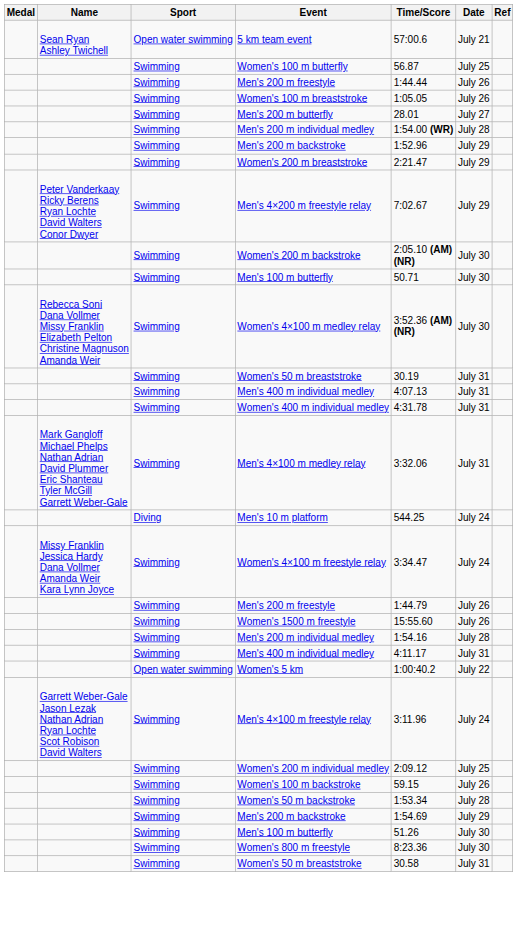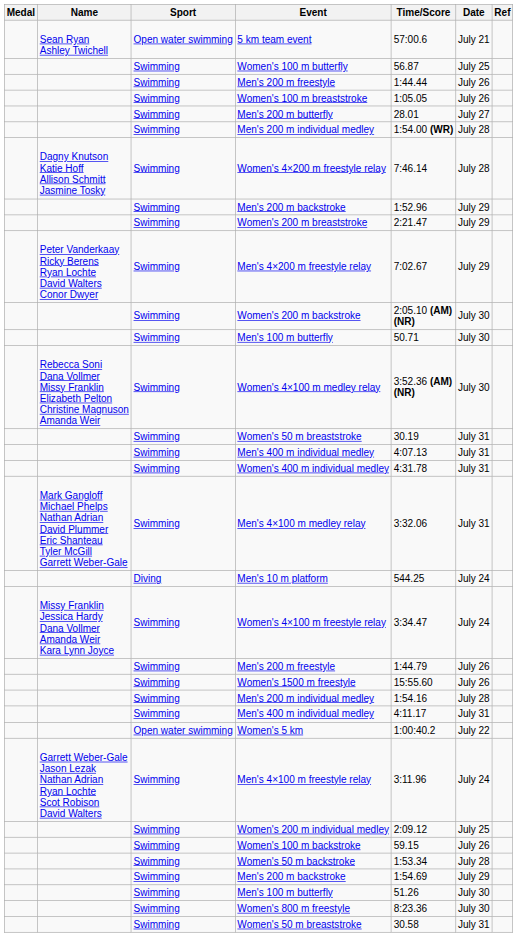+ row: (74, 174)
